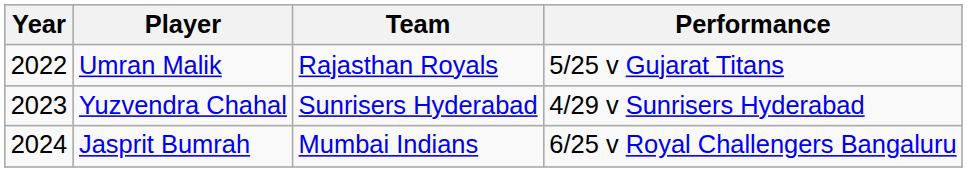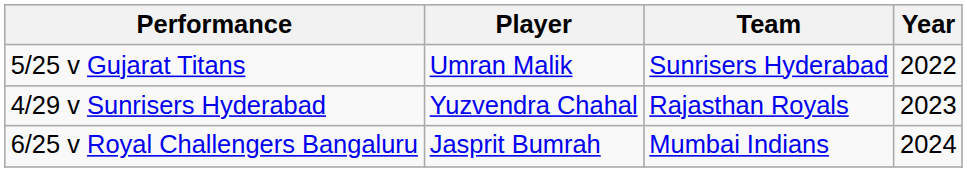columns swapped: (39, 24) <-> (753, 24)
(398, 65) Rajasthan Royals -> (769, 65) Sunrisers Hyderabad
(418, 105) Sunrisers Hyderabad -> (749, 105) Rajasthan Royals
